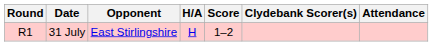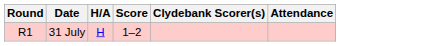- column: (134, 13)
